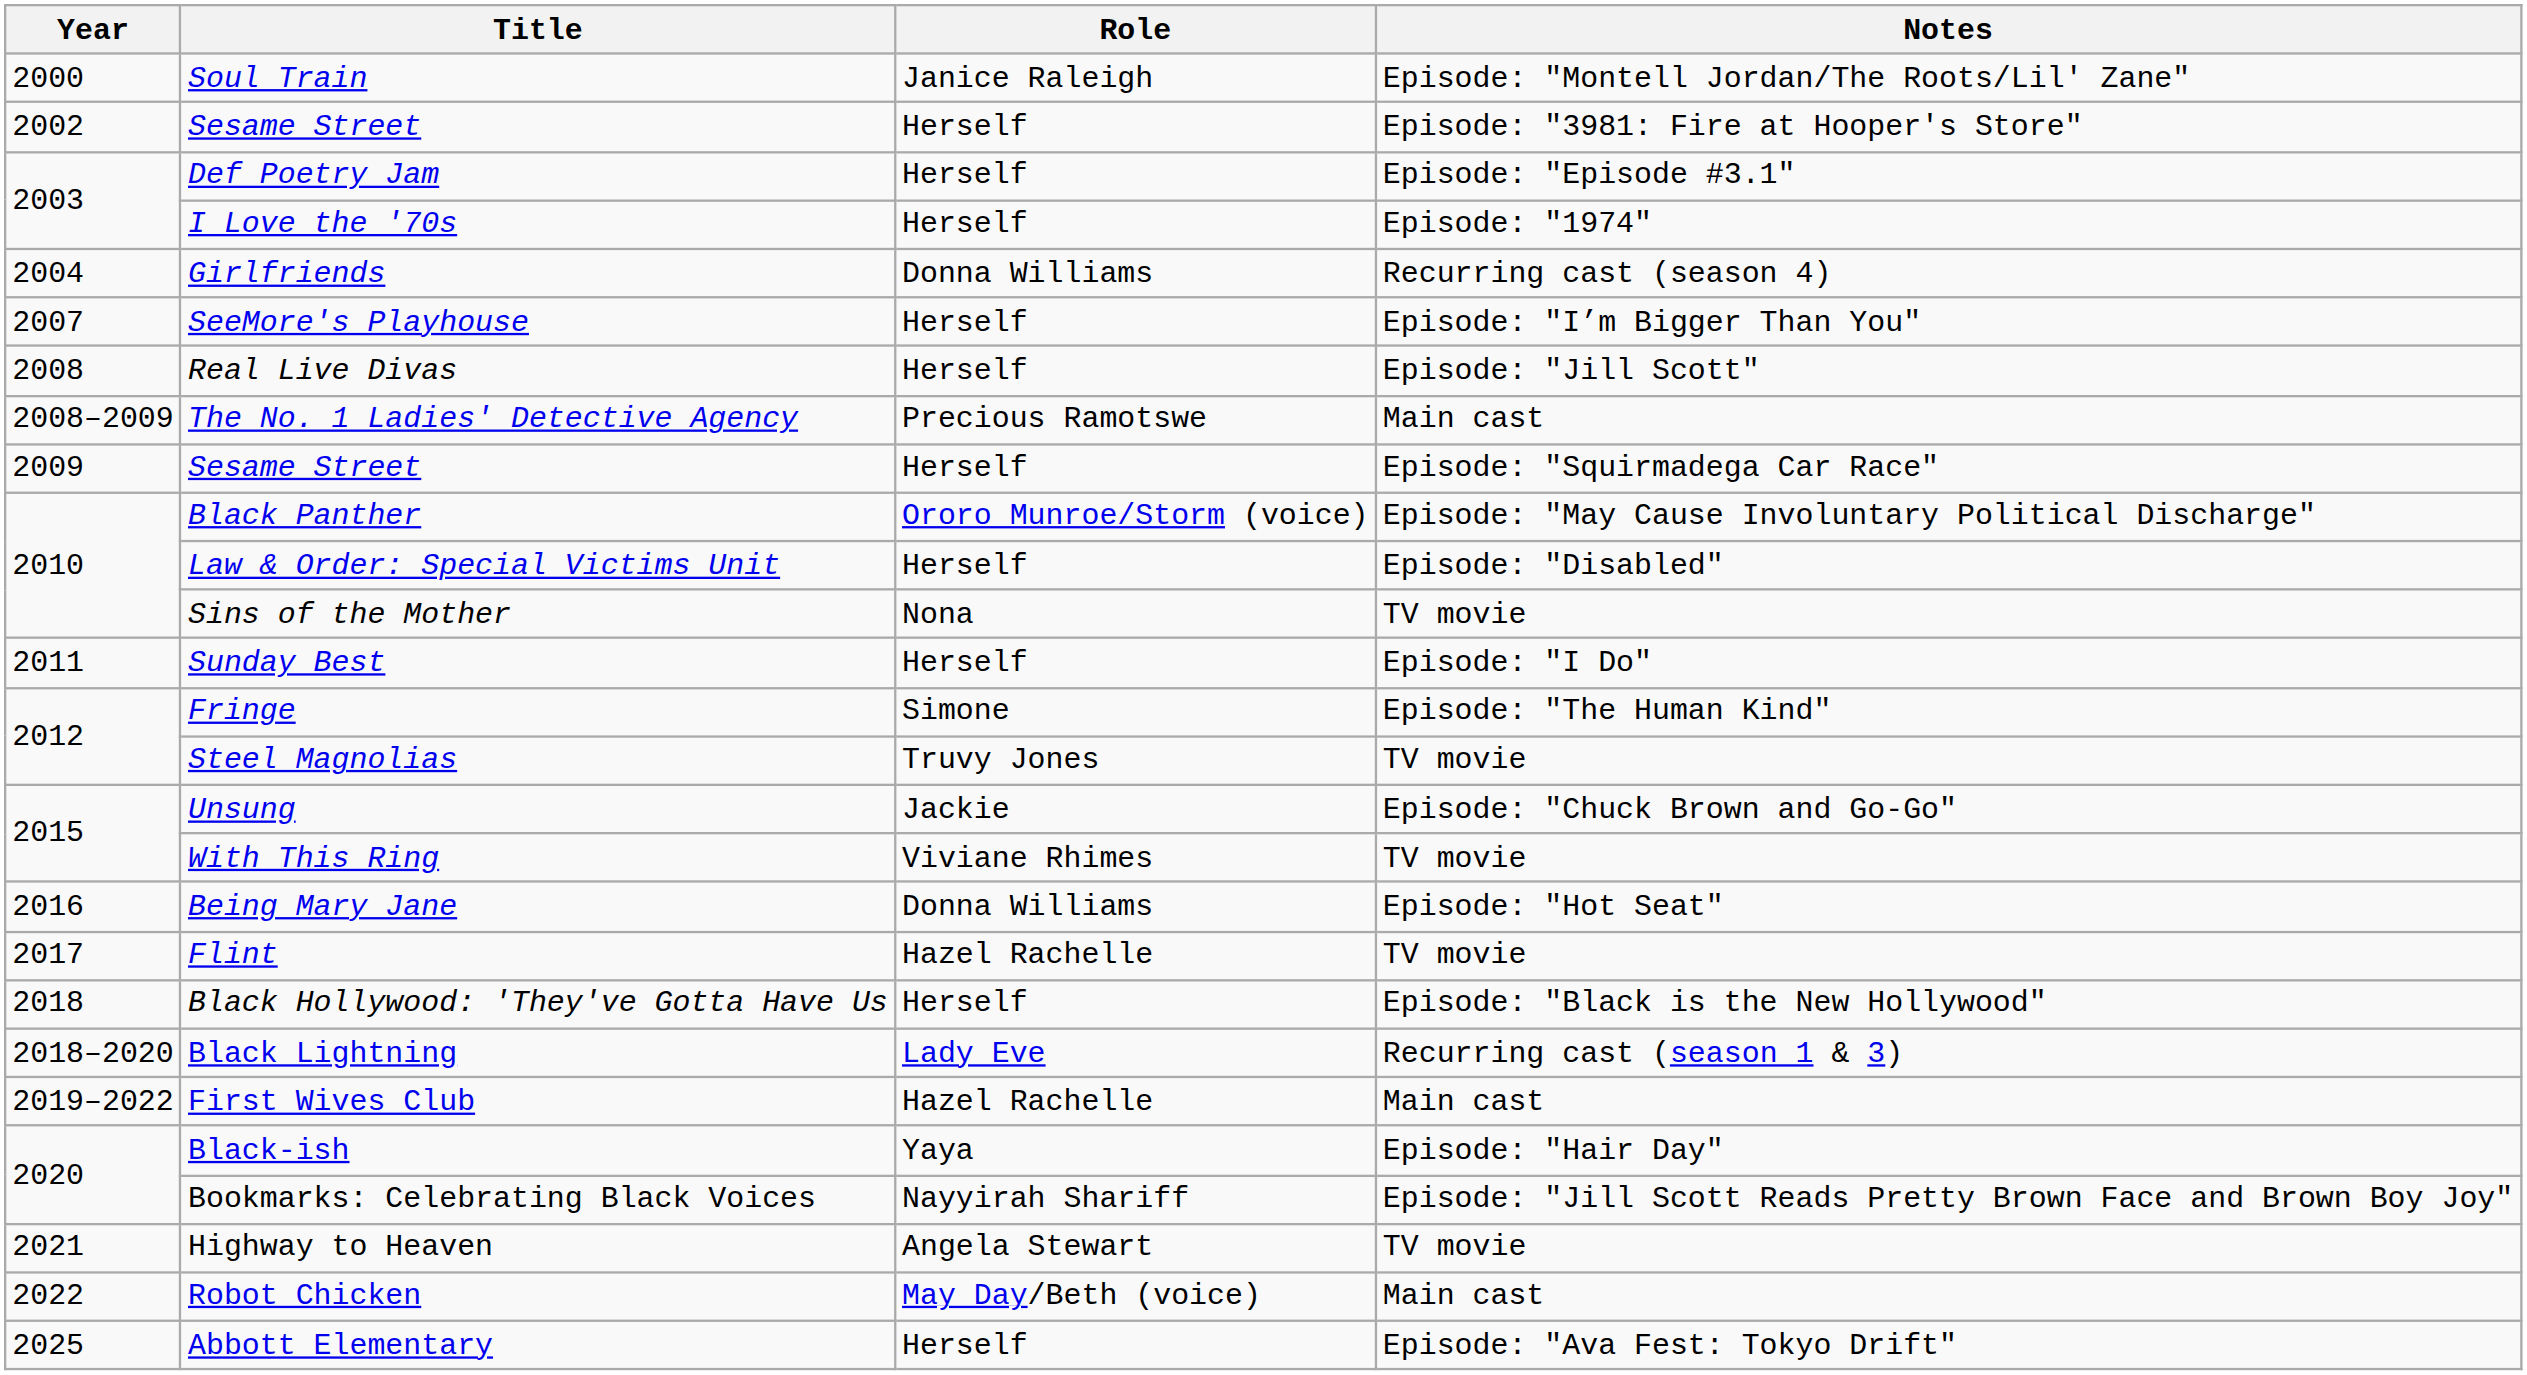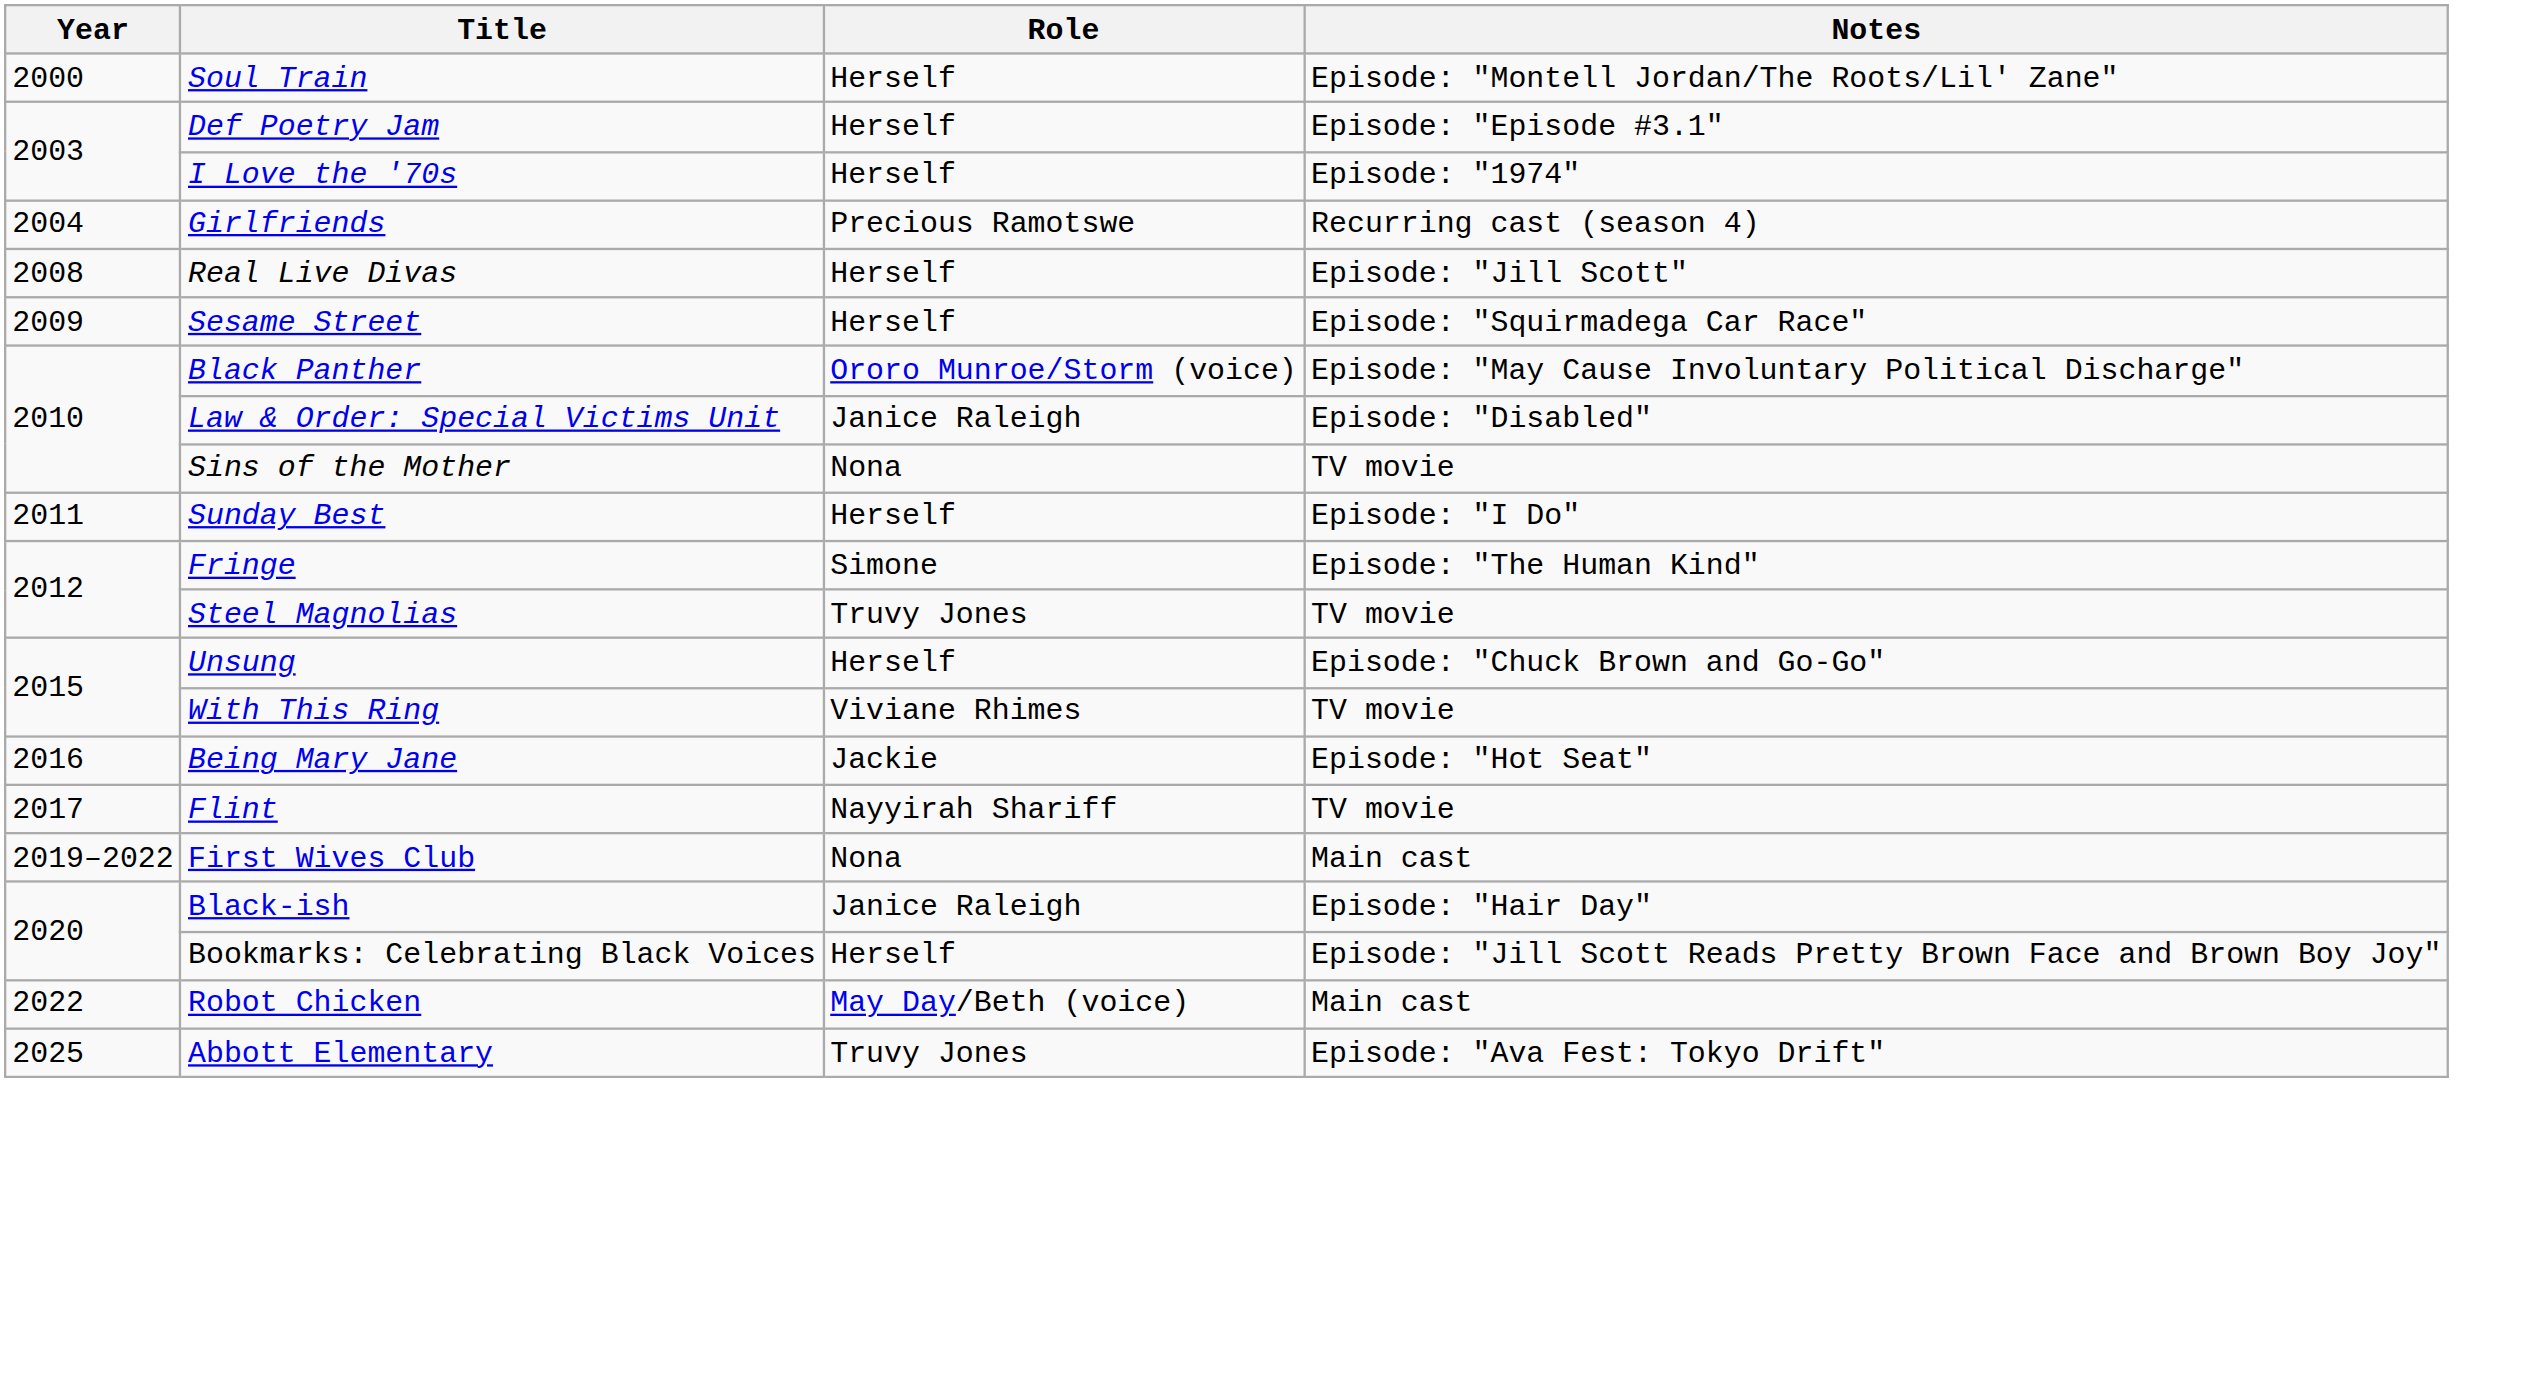(1028, 78) Janice Raleigh -> (893, 78) Herself
- row: (48, 127)
(1028, 273) Donna Williams -> (983, 224) Precious Ramotswe
- row: (48, 322)
- row: (93, 419)
(965, 566) Herself -> (956, 419) Janice Raleigh
(956, 809) Jackie -> (893, 663) Herself
(1028, 907) Donna Williams -> (884, 760) Jackie
(1028, 955) Hazel Rachelle -> (974, 809) Nayyirah Shariff
- row: (48, 1004)
- row: (93, 1053)
(1028, 1102) Hazel Rachelle -> (866, 858) Nona
(938, 1150) Yaya -> (956, 907) Janice Raleigh
(1046, 1199) Nayyirah Shariff -> (893, 955) Herself
- row: (48, 1248)
(965, 1345) Herself -> (929, 1053) Truvy Jones
